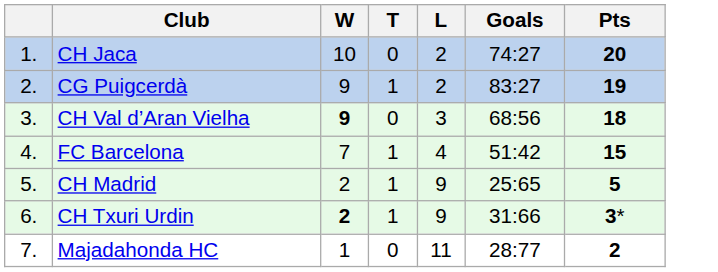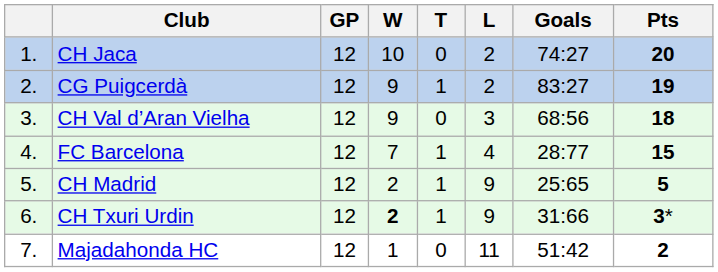+ column: (344, 20)
(344, 119) bold -> (393, 119) normal
(515, 151) 51:42 -> (563, 151) 28:77
(515, 250) 28:77 -> (563, 250) 51:42
